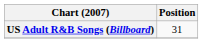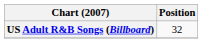(177, 29) 31 -> (177, 29) 32
